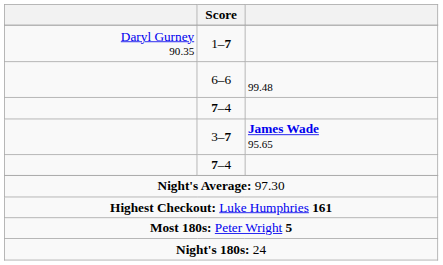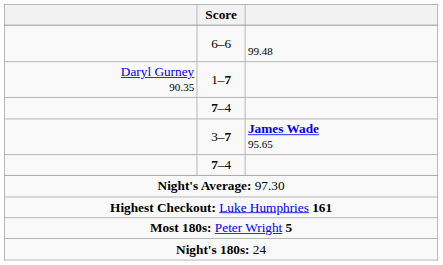rows swapped: (221, 79) <-> (221, 43)
